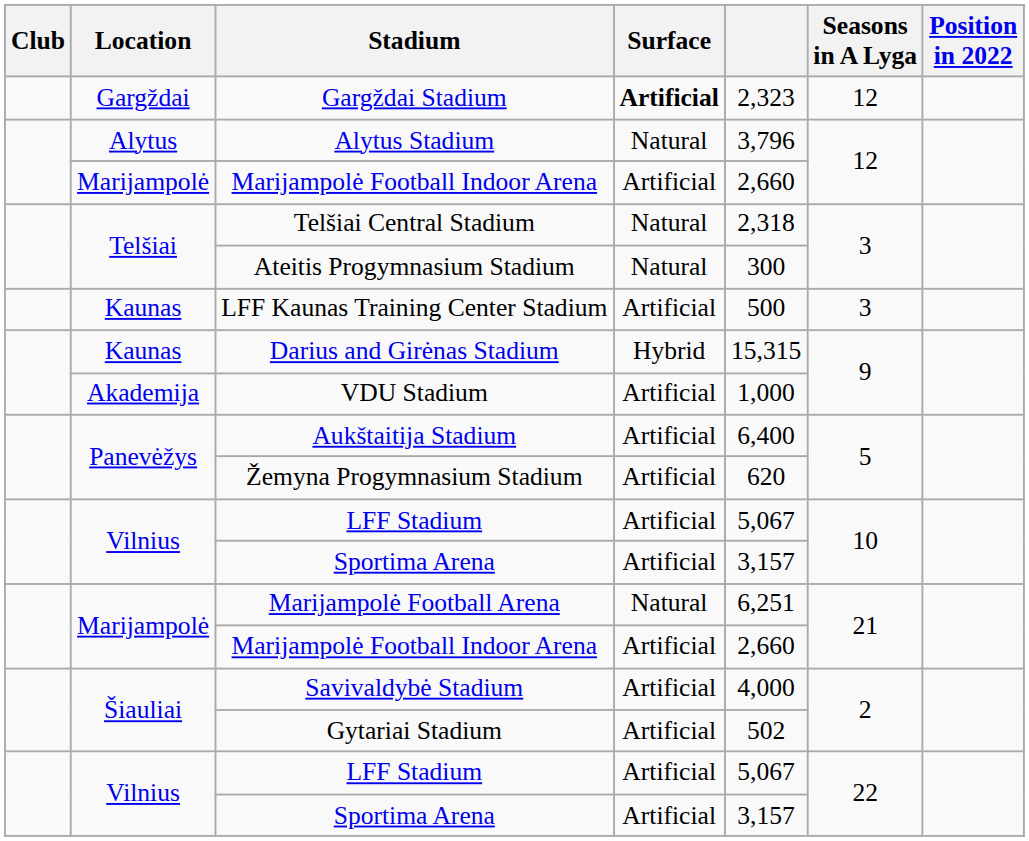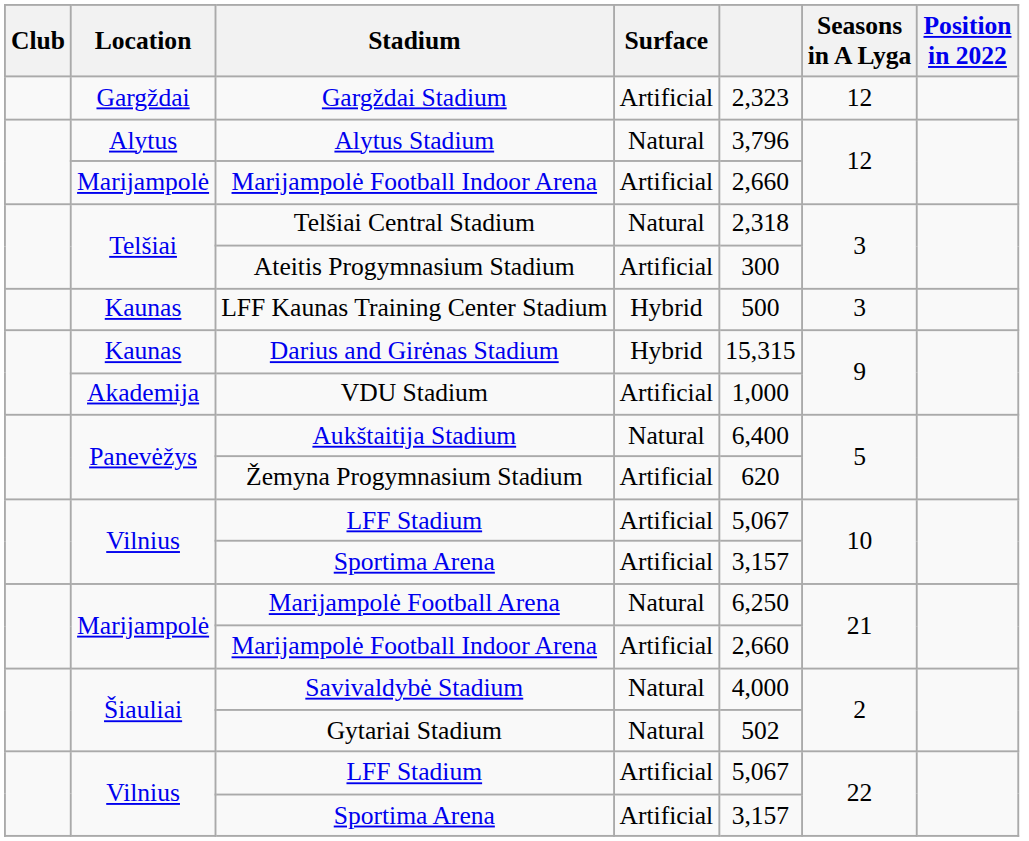(669, 97) bold -> (666, 97) normal
(669, 266) Natural -> (666, 266) Artificial
(669, 308) Artificial -> (666, 308) Hybrid
(669, 434) Artificial -> (666, 434) Natural
(766, 603) 6,251 -> (760, 603) 6,250
(669, 688) Artificial -> (666, 688) Natural
(669, 730) Artificial -> (666, 730) Natural
